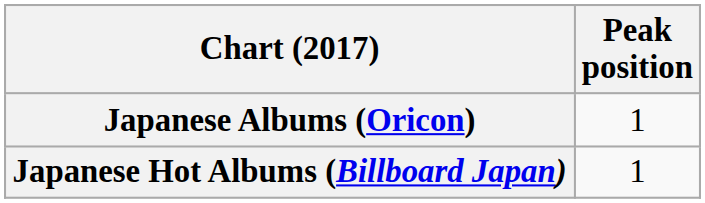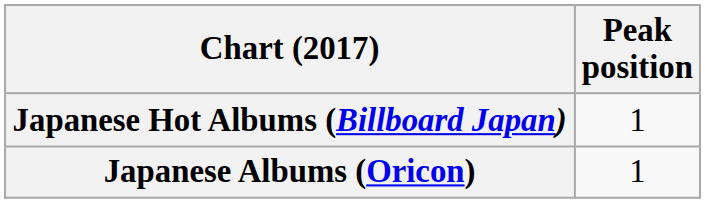rows swapped: (290, 119) <-> (290, 171)
